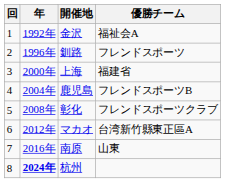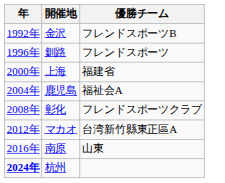- column: (12, 13)
(118, 33) 福祉会A -> (129, 33) フレンドスポーツB
(145, 90) フレンドスポーツB -> (102, 90) 福祉会A
